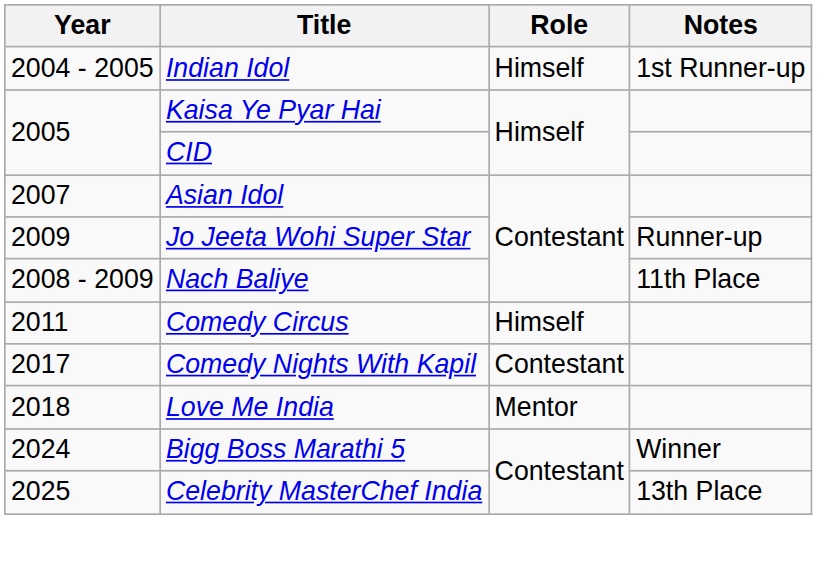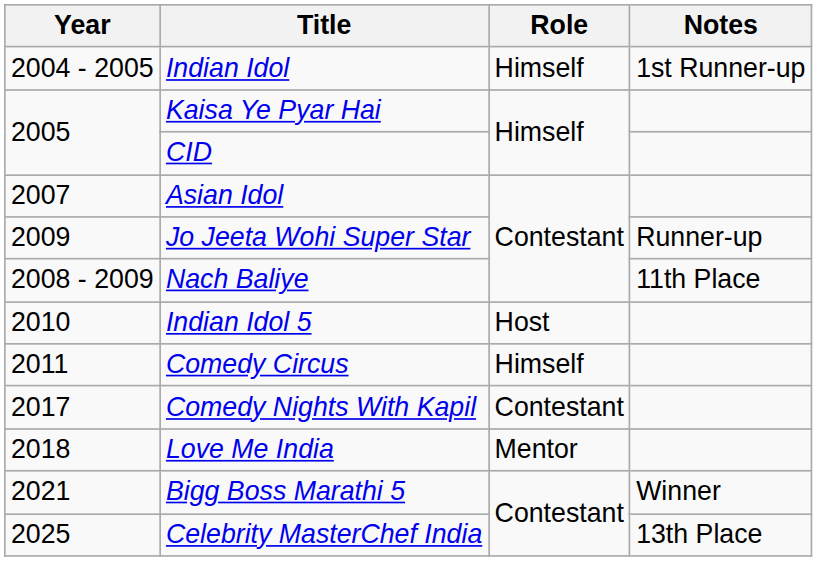+ row: (239, 322)
(41, 449) 2024 -> (41, 491) 2021
